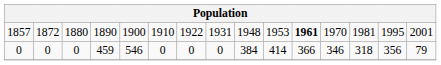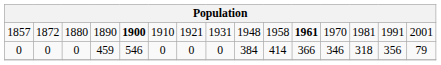(134, 32) normal -> (134, 32) bold
(191, 32) 1922 -> (191, 32) 1921
(278, 32) 1953 -> (278, 32) 1958
(393, 32) 1995 -> (393, 32) 1991
